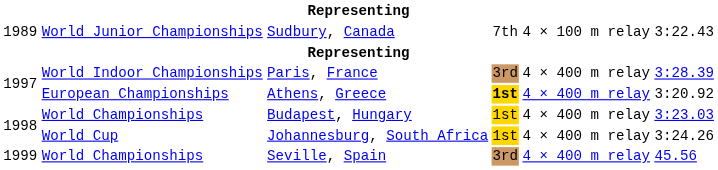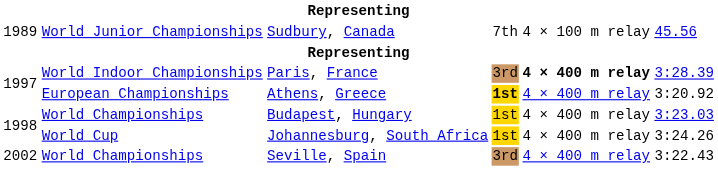(684, 32) 3:22.43 -> (676, 32) 45.56
(586, 74) normal -> (586, 74) bold
(20, 156) 1999 -> (20, 156) 2002
(676, 156) 45.56 -> (684, 156) 3:22.43
